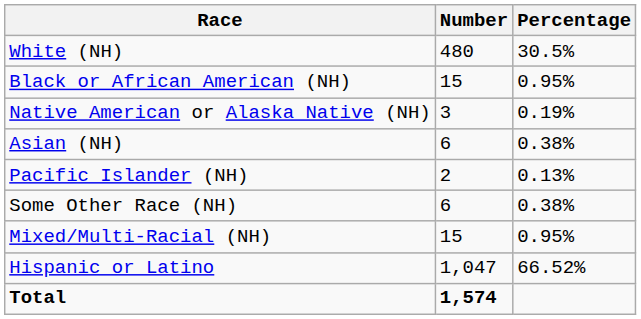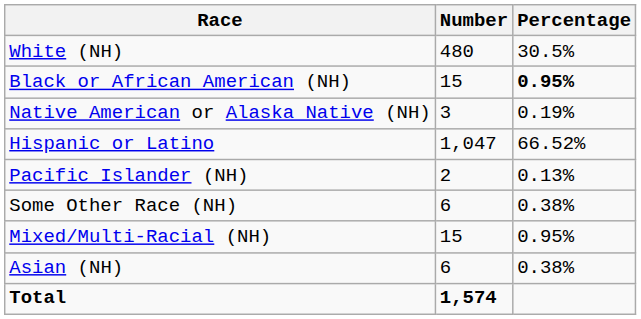(546, 82) normal -> (546, 82) bold
rows swapped: (66, 144) <-> (112, 268)
